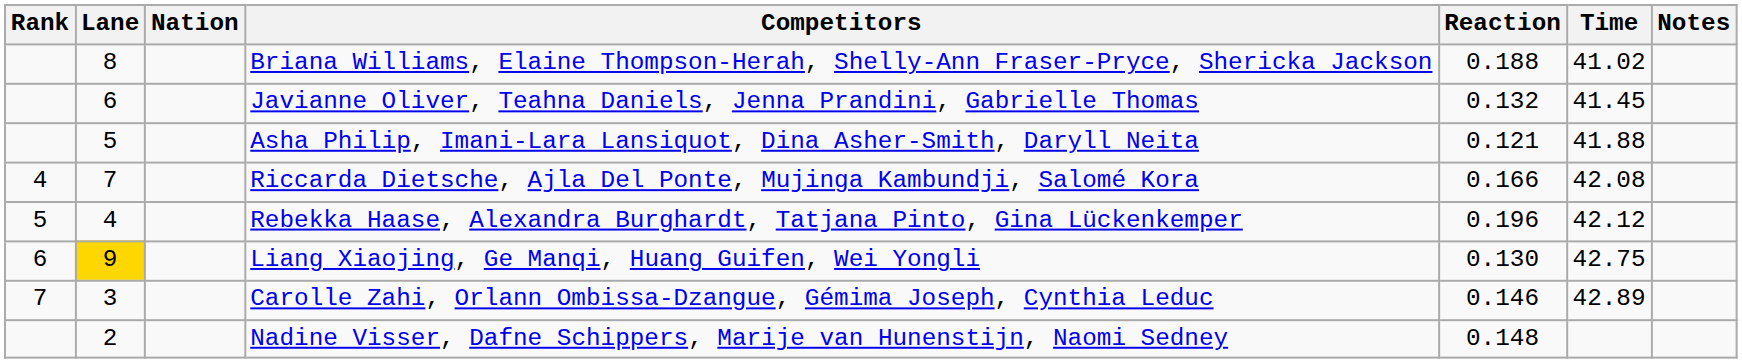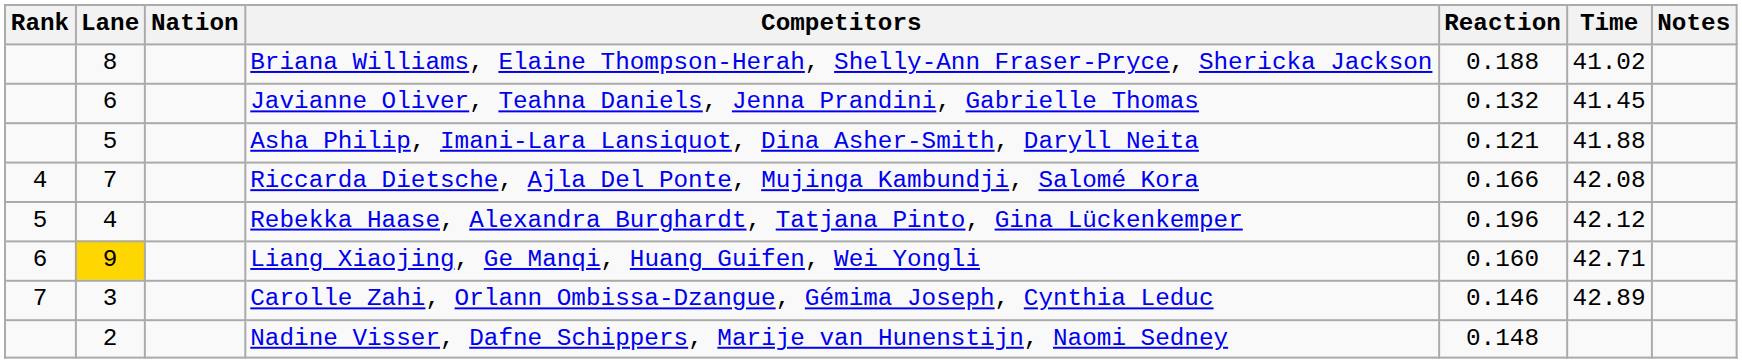(1503, 261) 0.130 -> (1503, 261) 0.160
(1609, 261) 42.75 -> (1609, 261) 42.71
